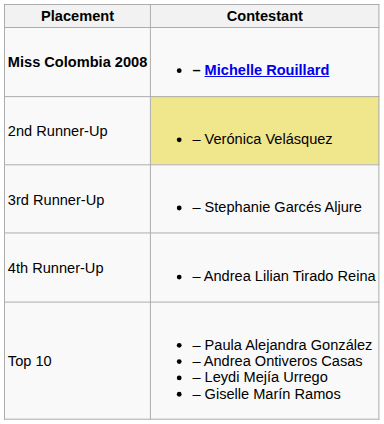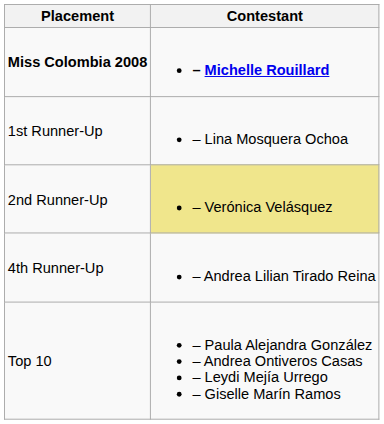+ row: (55, 131)
- row: (56, 199)
